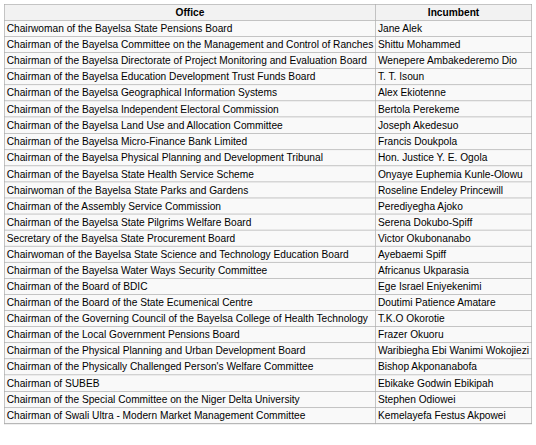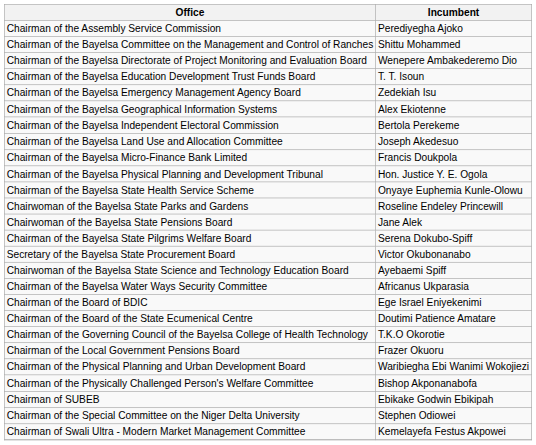rows swapped: (114, 206) <-> (120, 29)
+ row: (154, 93)
